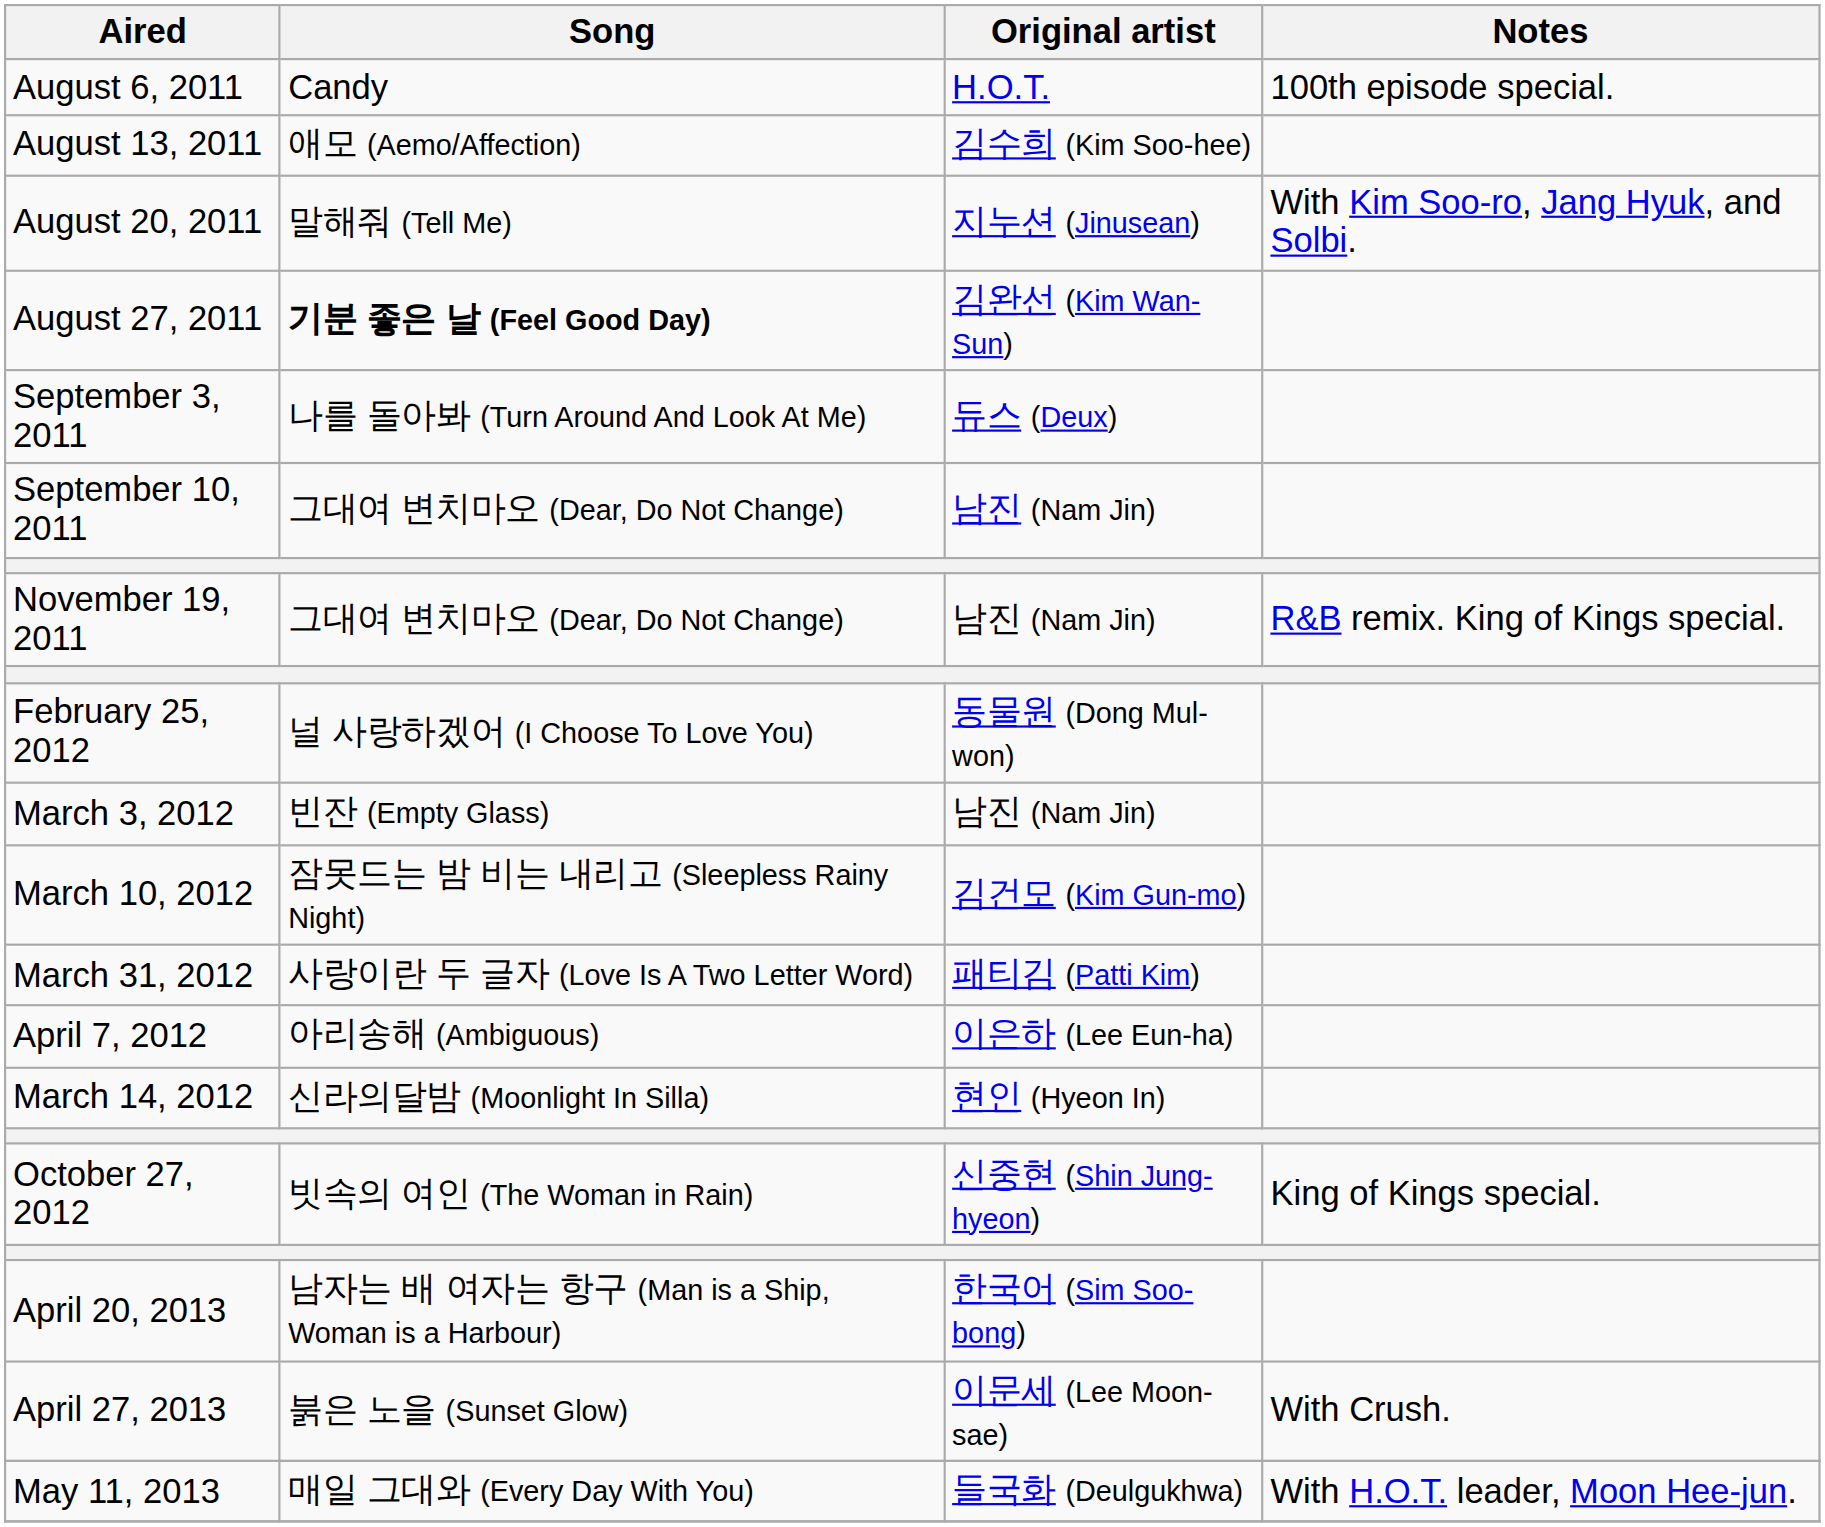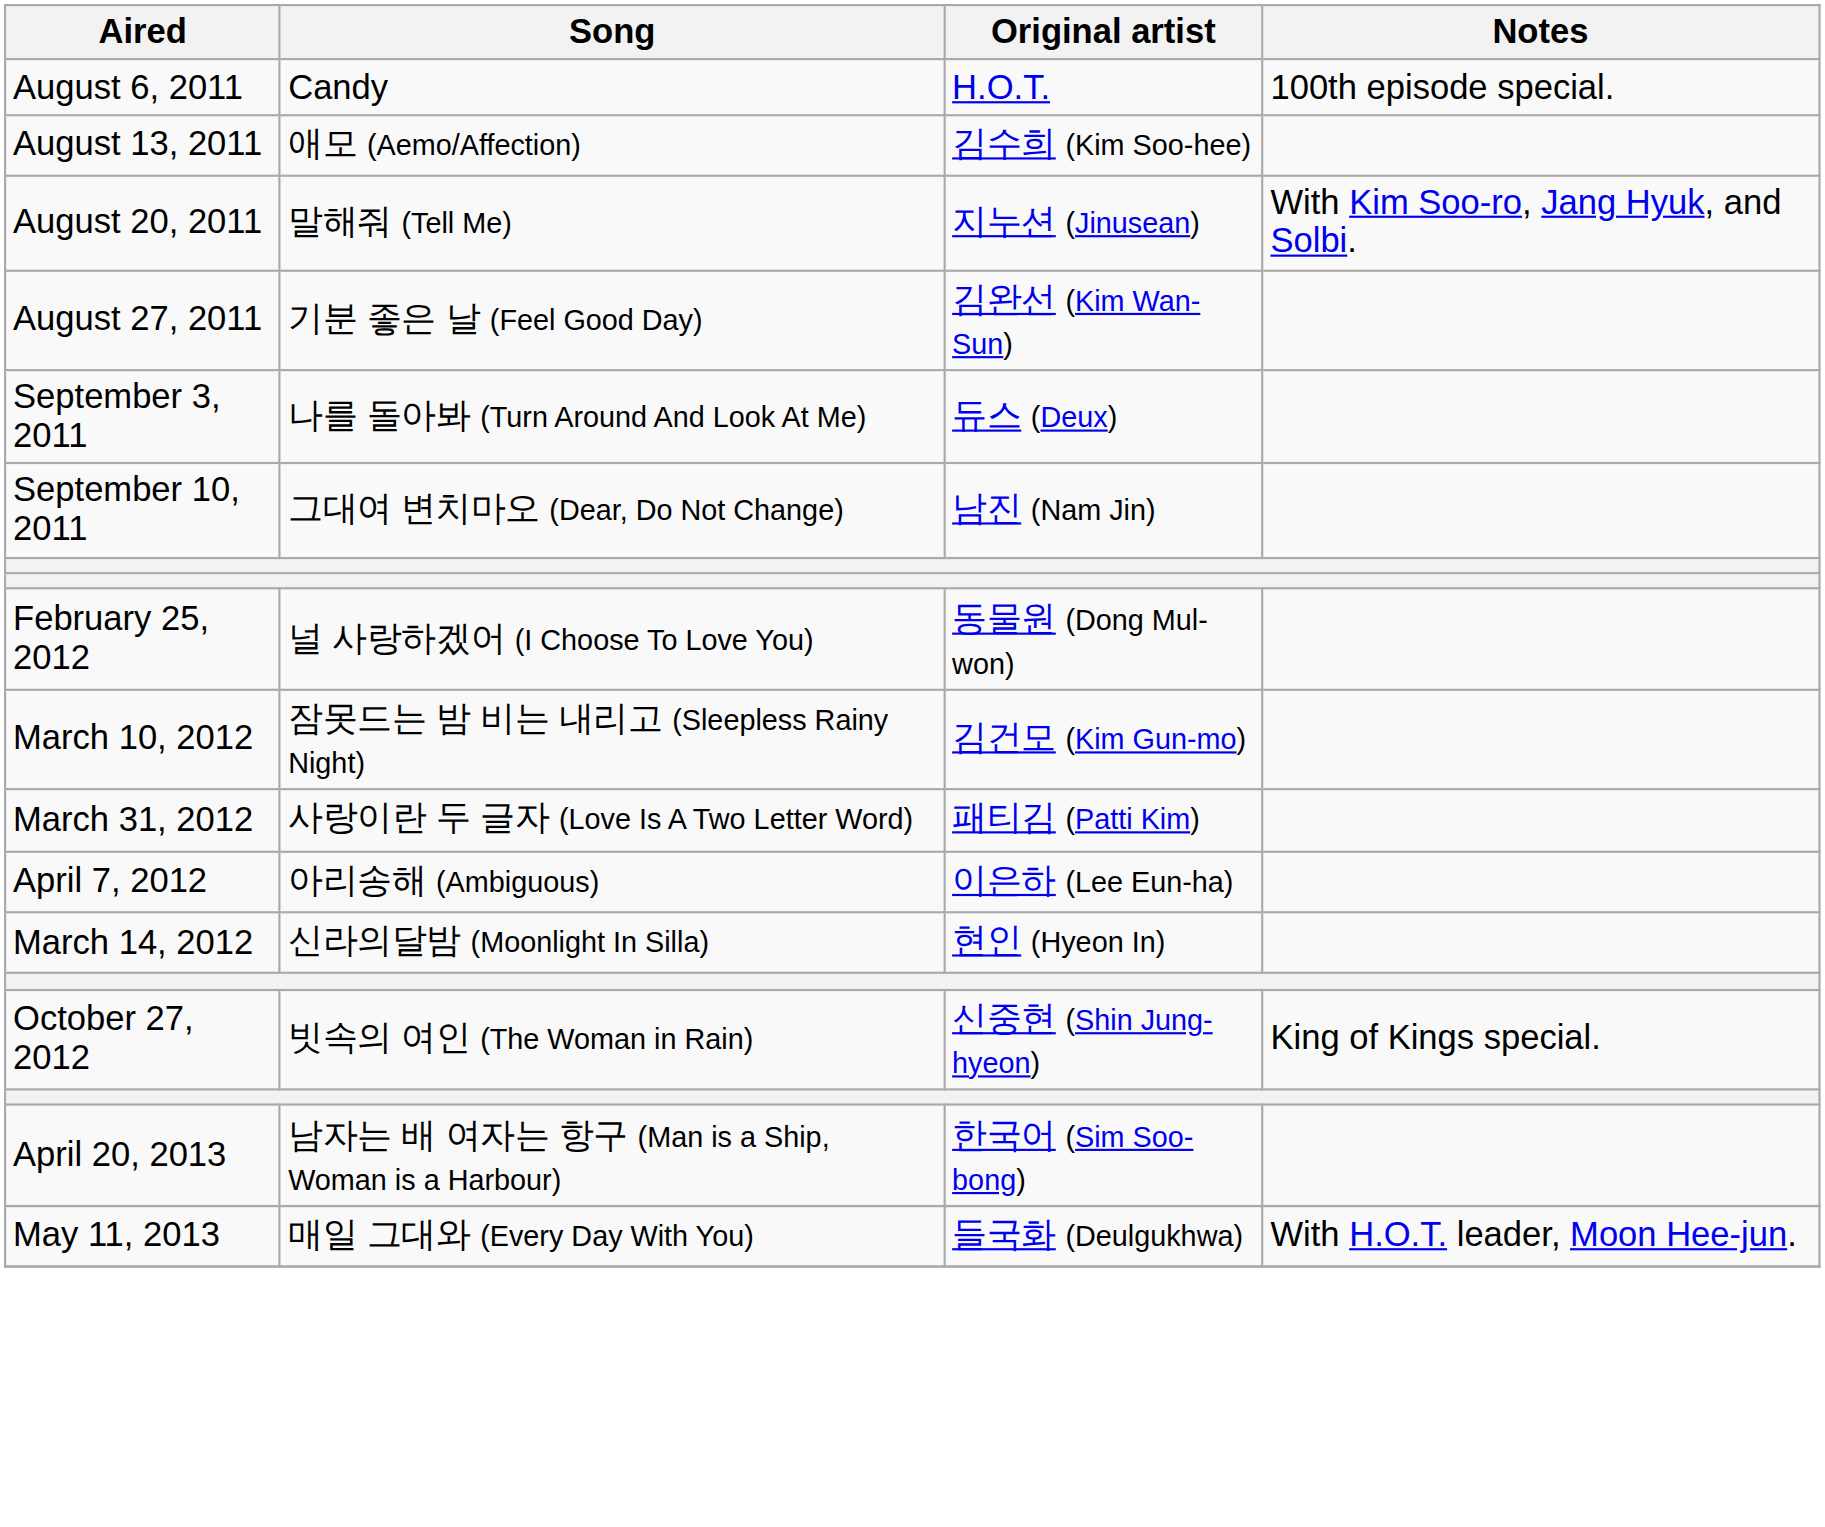(499, 318) bold -> (495, 318) normal
- row: (122, 619)
- row: (124, 813)
- row: (120, 1409)
